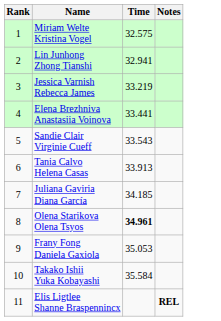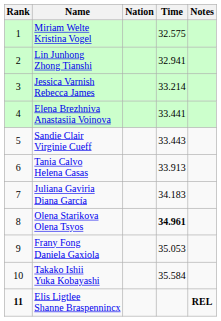+ column: (139, 12)
(139, 87) 33.219 -> (172, 87) 33.214
(139, 141) 33.543 -> (172, 141) 33.443
(139, 195) 34.185 -> (172, 195) 34.183
(18, 302) normal -> (18, 302) bold
